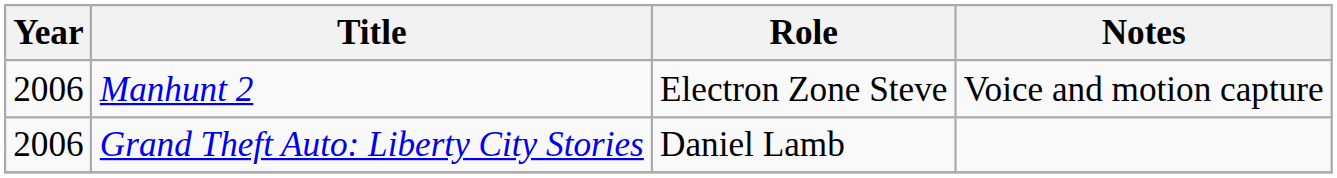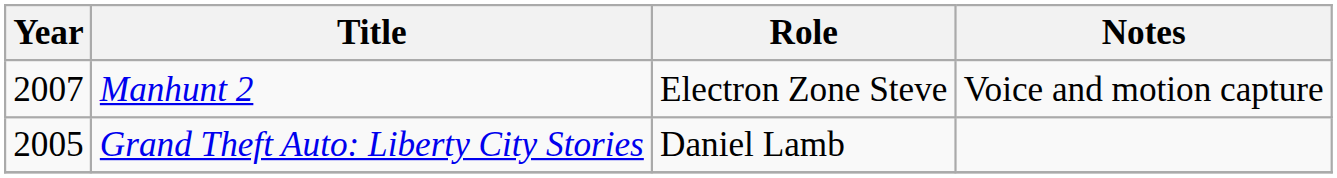(48, 88) 2006 -> (48, 88) 2007
(48, 144) 2006 -> (48, 144) 2005
